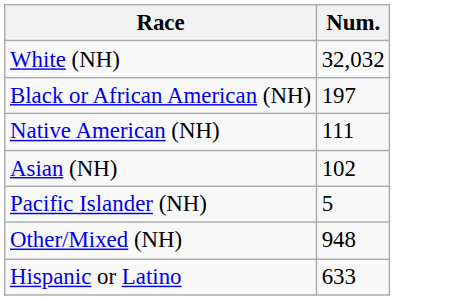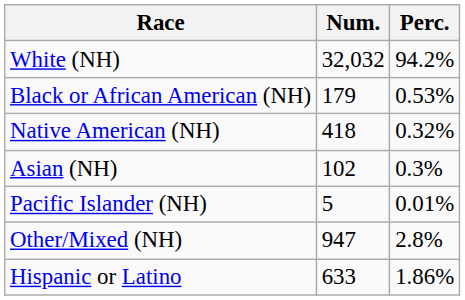+ column: (425, 22)
(339, 95) 197 -> (339, 95) 179
(338, 131) 111 -> (339, 131) 418
(339, 240) 948 -> (339, 240) 947
